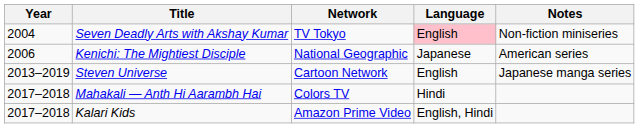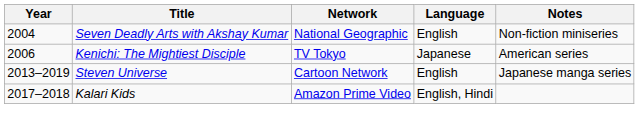(320, 34) TV Tokyo -> (351, 34) National Geographic
(437, 34) pink background -> (437, 34) no background
(351, 53) National Geographic -> (320, 53) TV Tokyo
- row: (168, 93)
